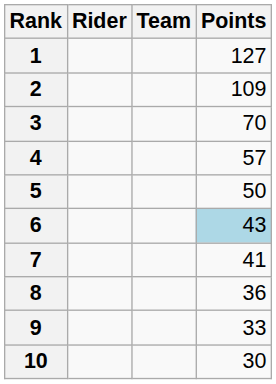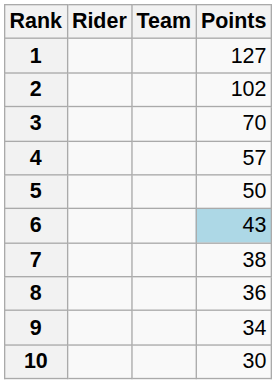(249, 89) 109 -> (249, 89) 102
(255, 259) 41 -> (255, 259) 38
(255, 327) 33 -> (255, 327) 34
